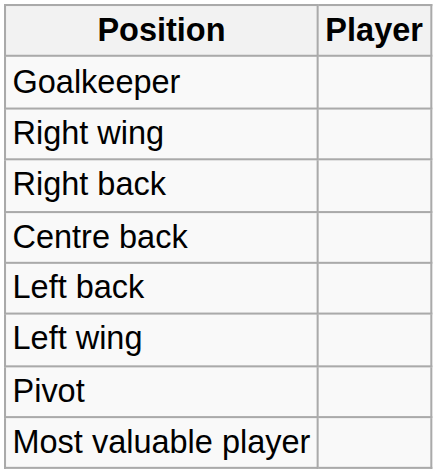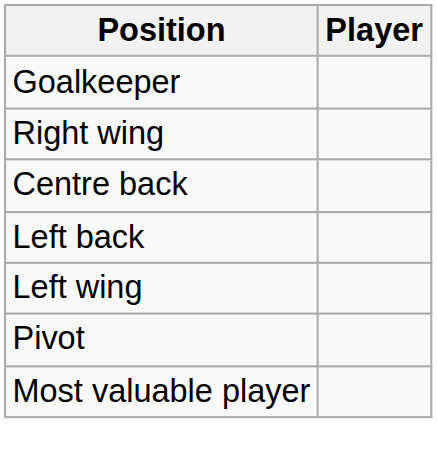- row: (89, 184)
